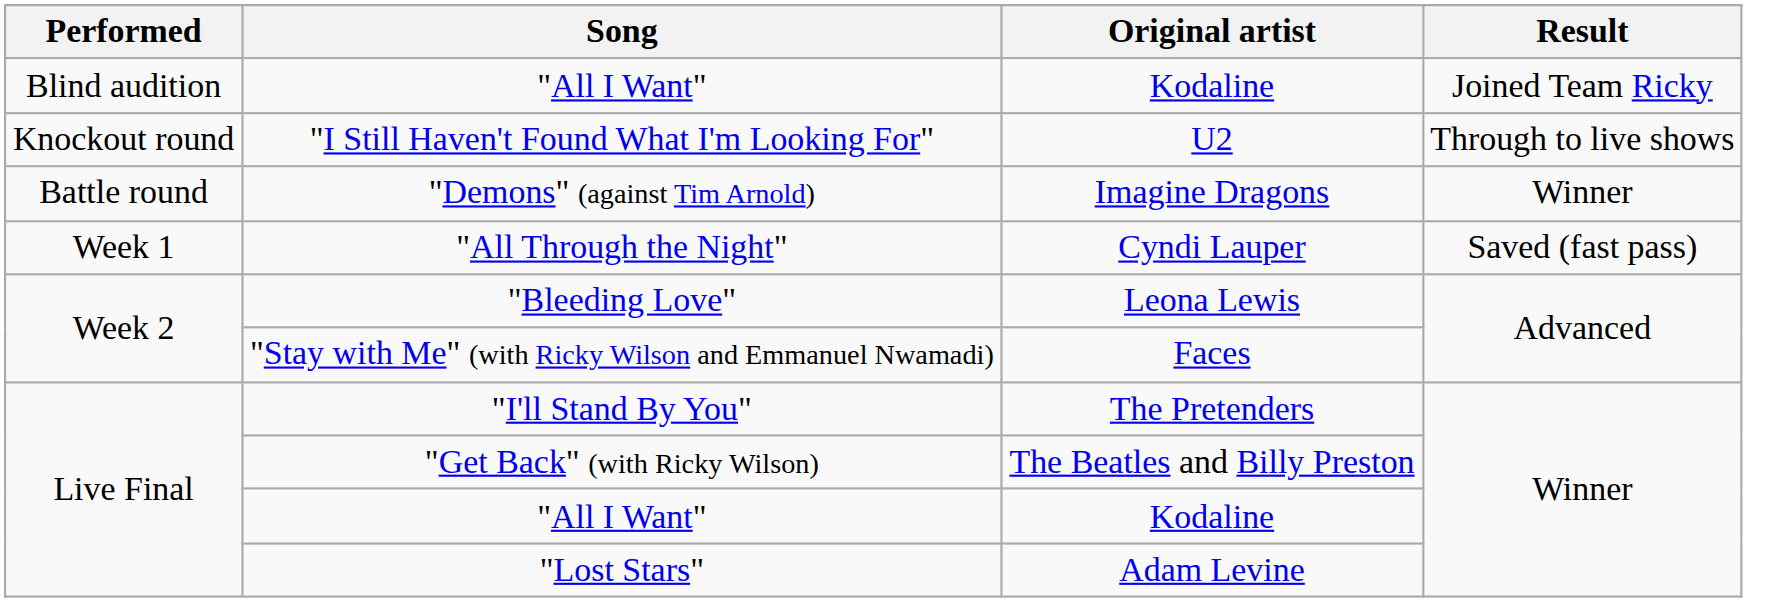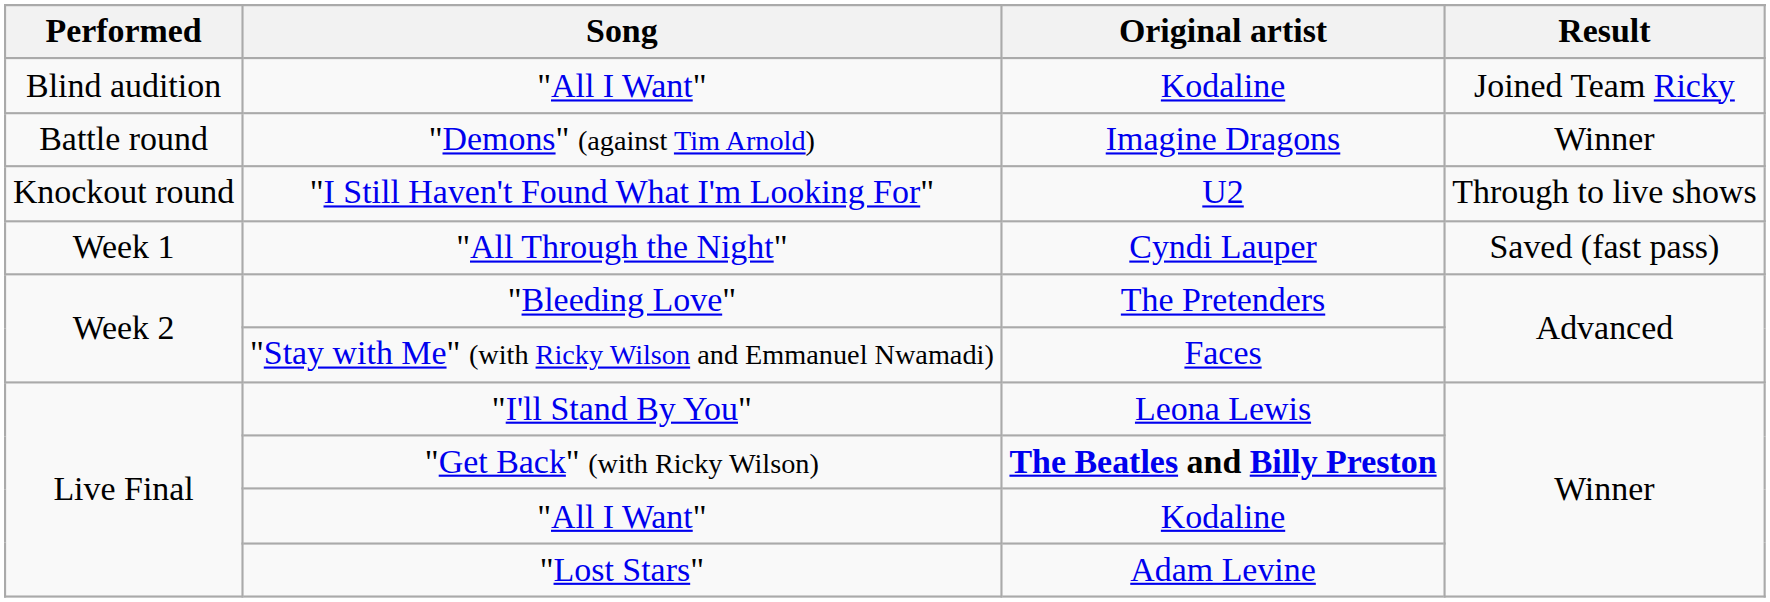rows swapped: (124, 192) <-> (124, 138)
(1212, 300) Leona Lewis -> (1223, 300) The Pretenders
(1212, 407) The Pretenders -> (1223, 407) Leona Lewis
(1212, 461) normal -> (1223, 461) bold
